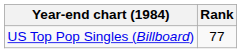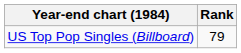(217, 36) 77 -> (217, 36) 79
